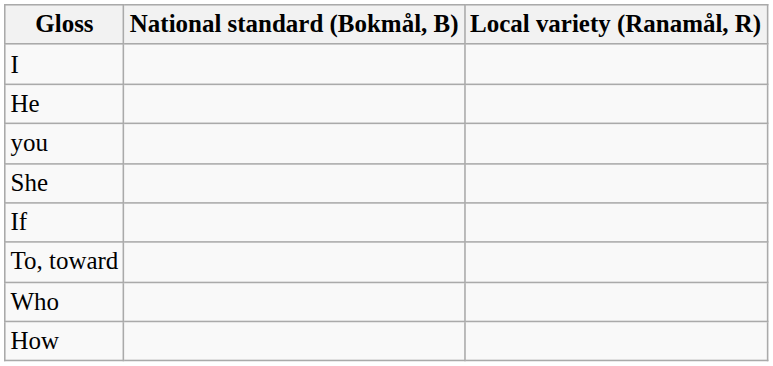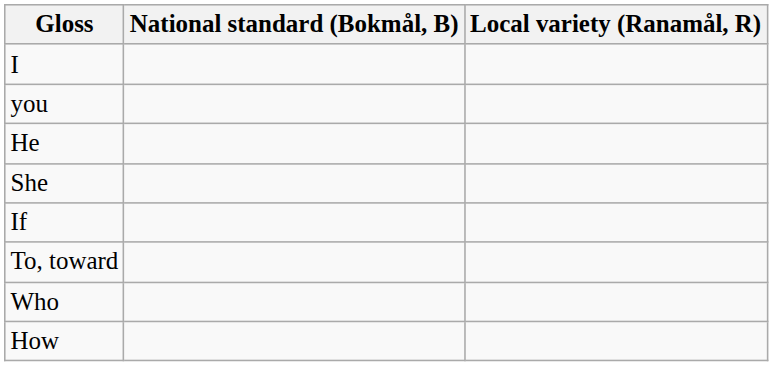rows swapped: (29, 143) <-> (25, 103)
